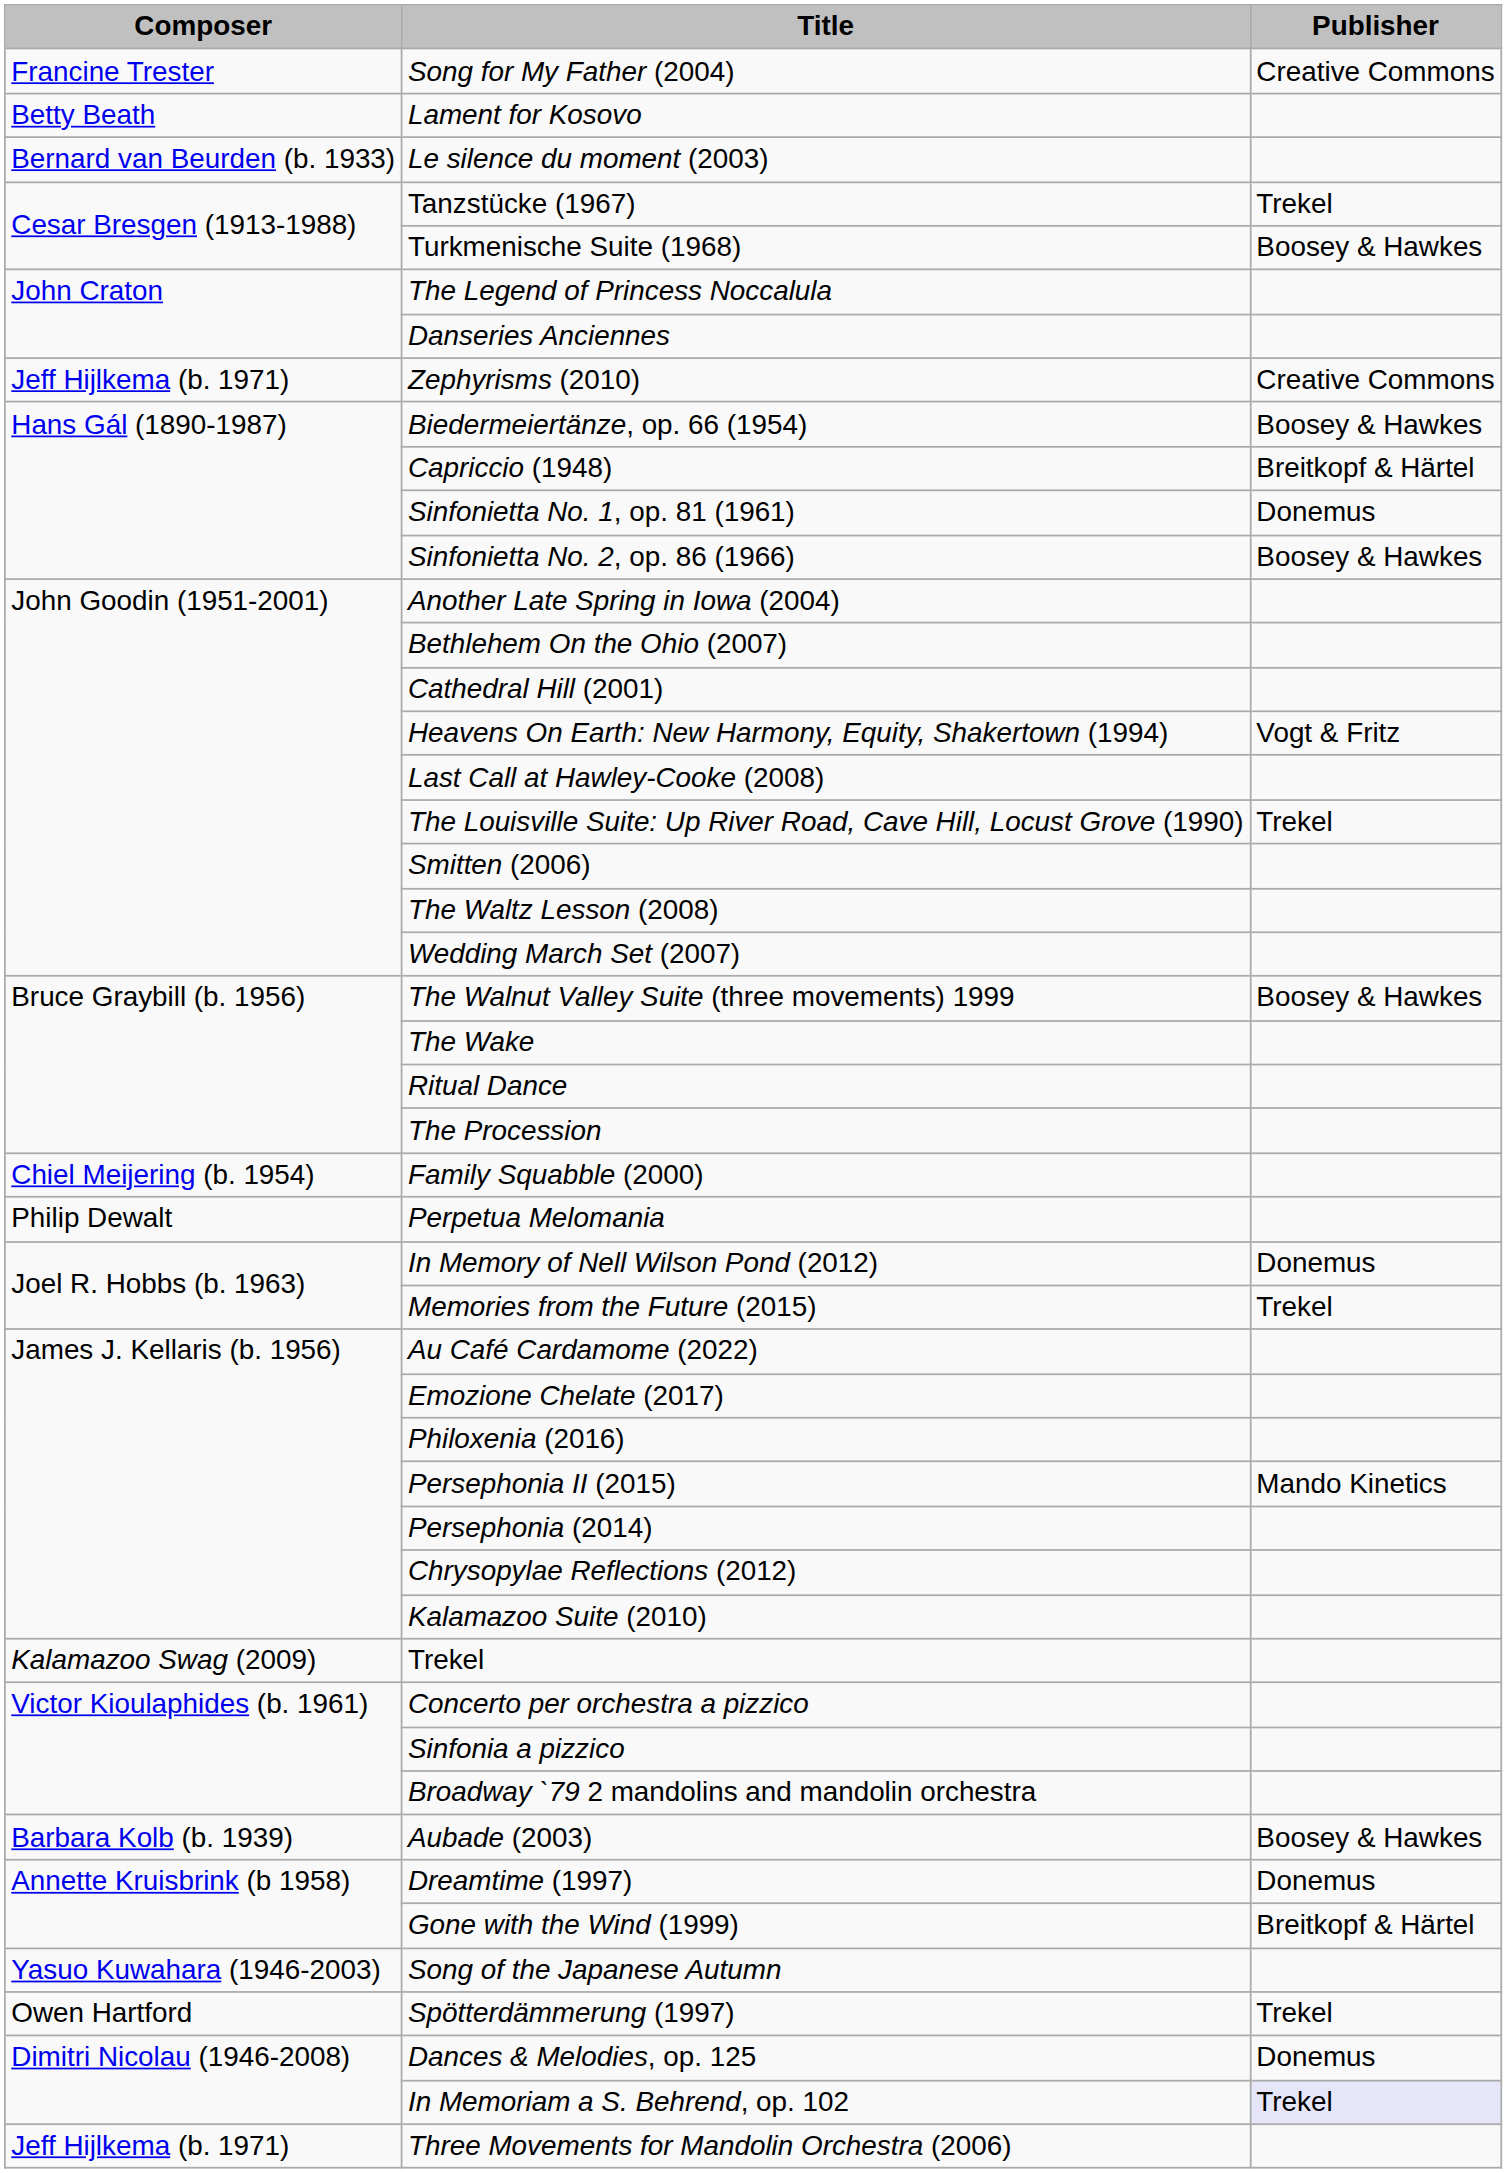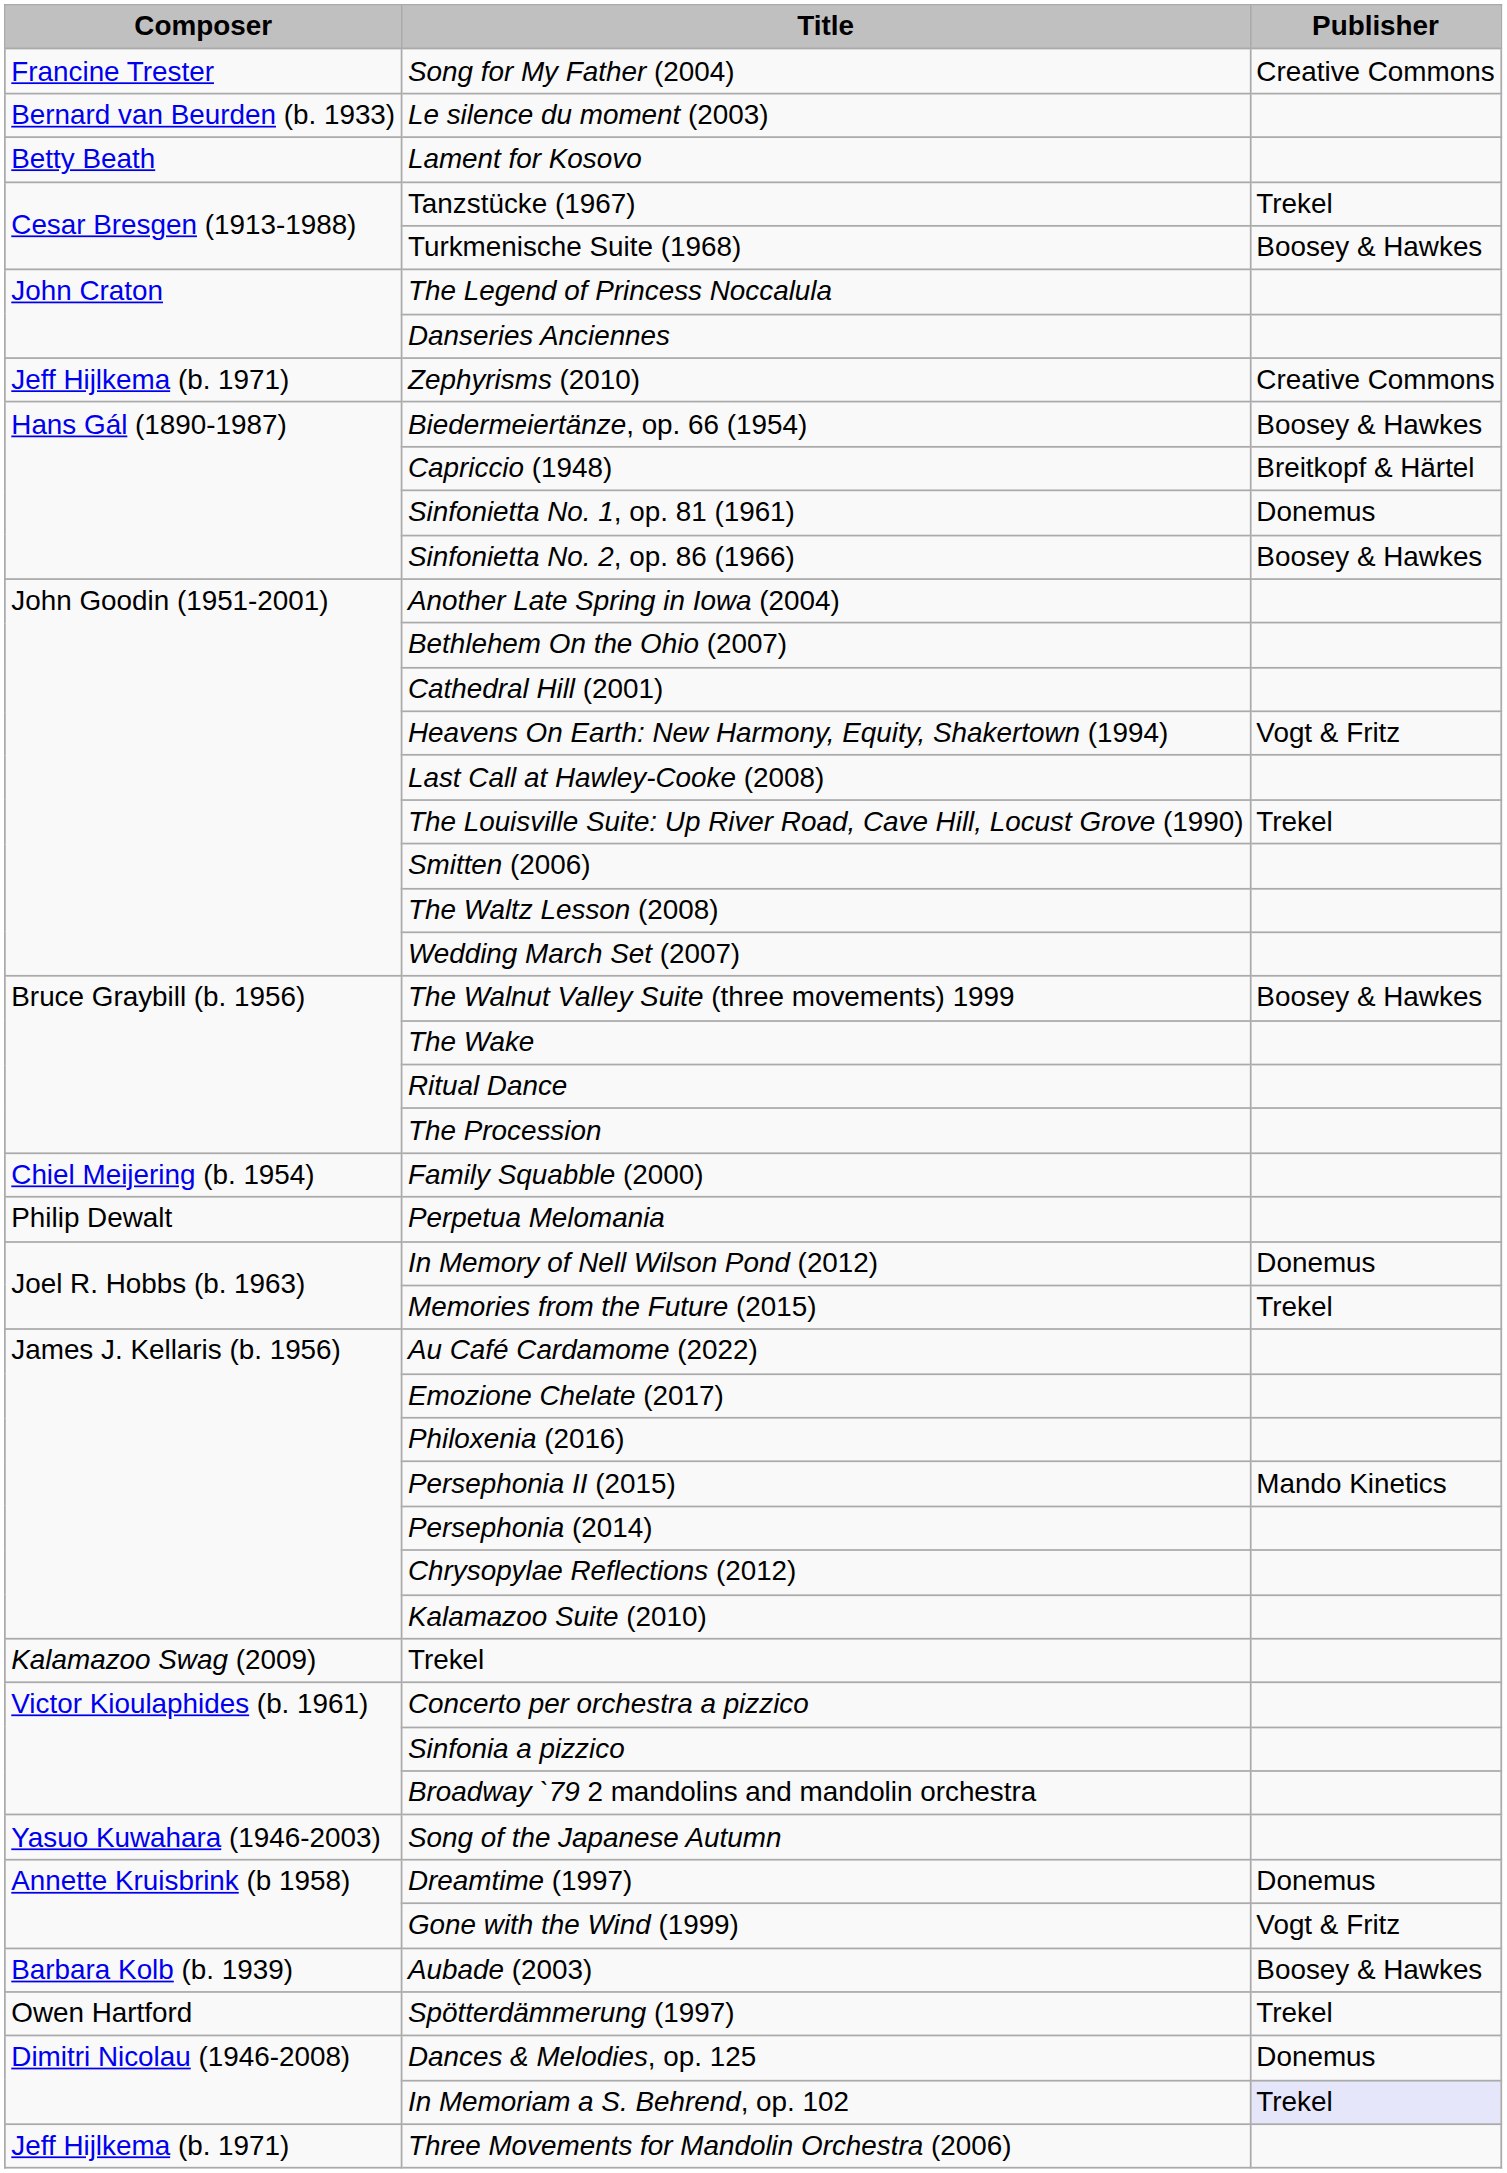rows swapped: (525, 114) <-> (588, 159)
rows swapped: (500, 1836) <-> (595, 1969)
(1365, 1925) Breitkopf & Härtel -> (1328, 1925) Vogt & Fritz
